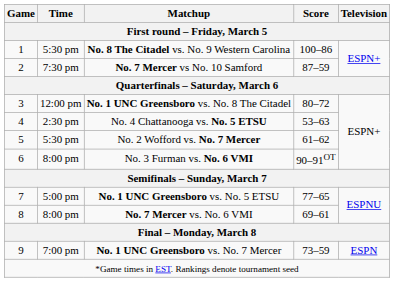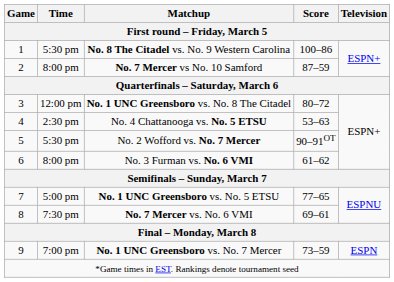(61, 67) 7:30 pm -> (61, 67) 8:00 pm
(316, 140) 61–62 -> (316, 141) 90–91OT
(316, 159) 90–91OT -> (316, 160) 61–62
(61, 214) 8:00 pm -> (61, 214) 7:30 pm
